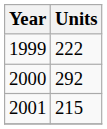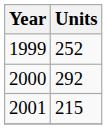(69, 49) 222 -> (69, 49) 252
